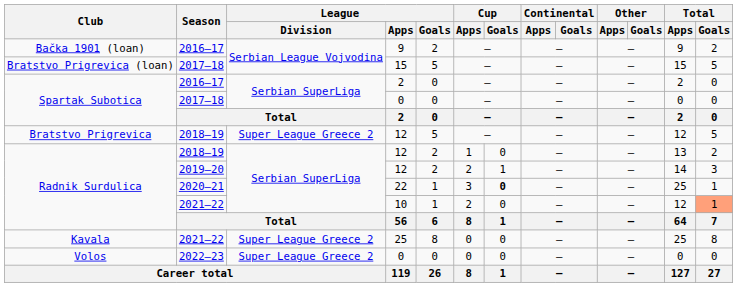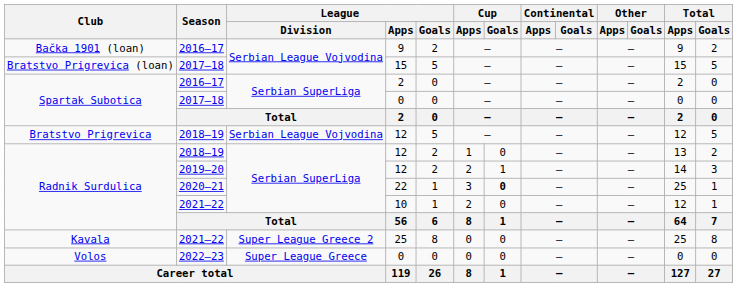(306, 135) Super League Greece 2 -> (306, 135) Serbian League Vojvodina
(714, 204) lightsalmon background -> (714, 204) no background
(306, 256) Super League Greece 2 -> (306, 256) Super League Greece
